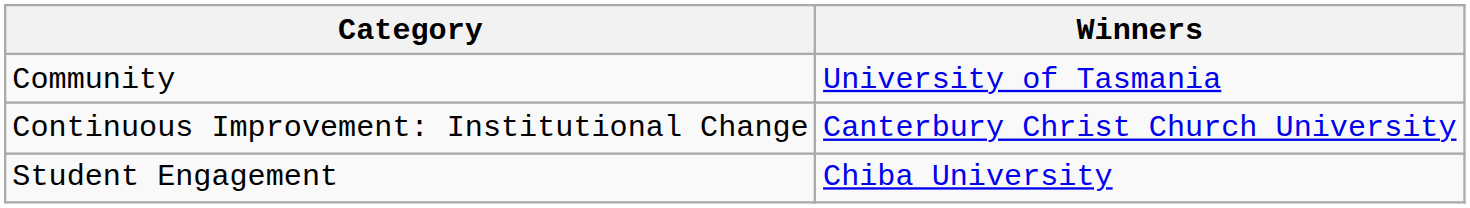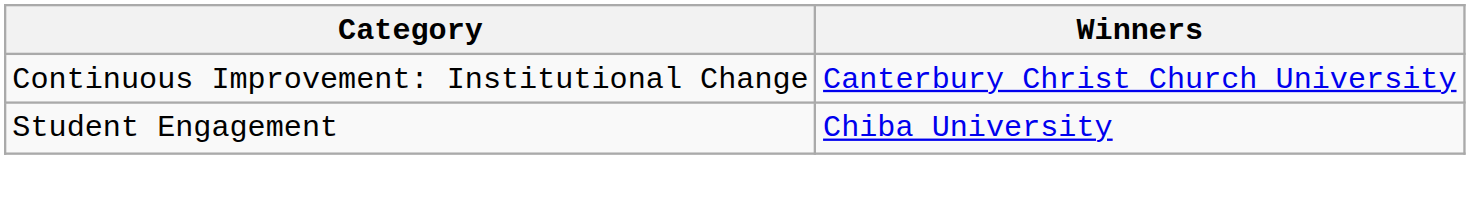- row: (94, 79)
